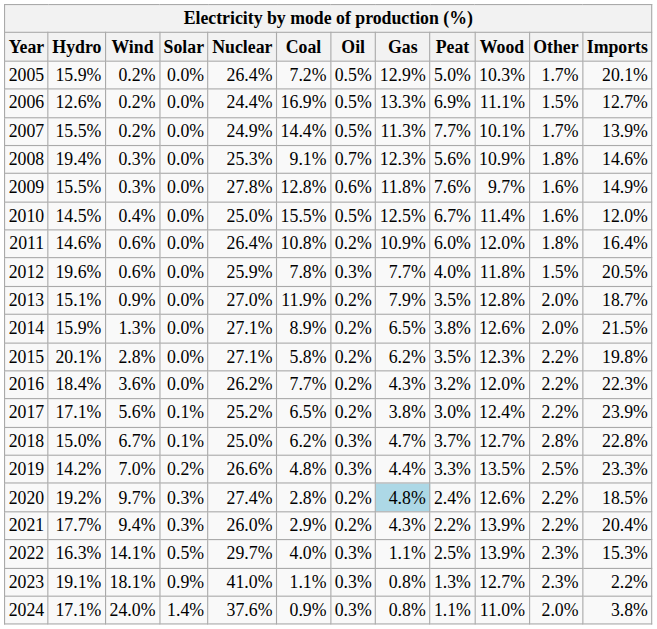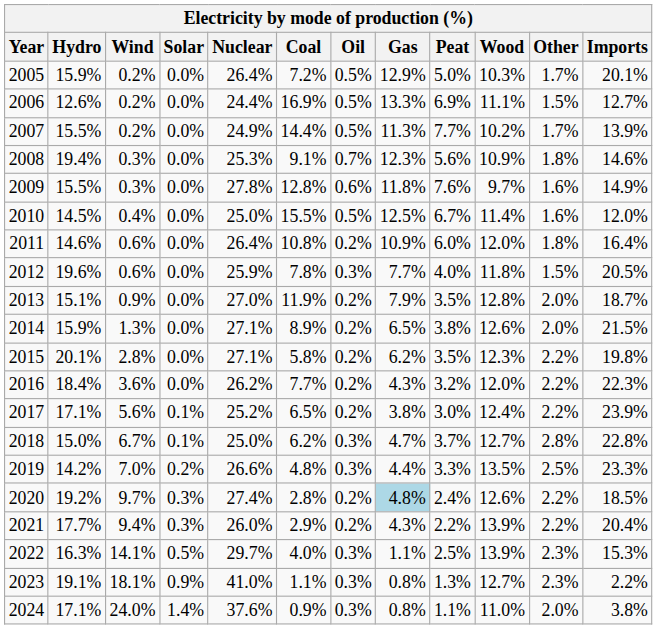(502, 131) 10.1% -> (502, 131) 10.2%
